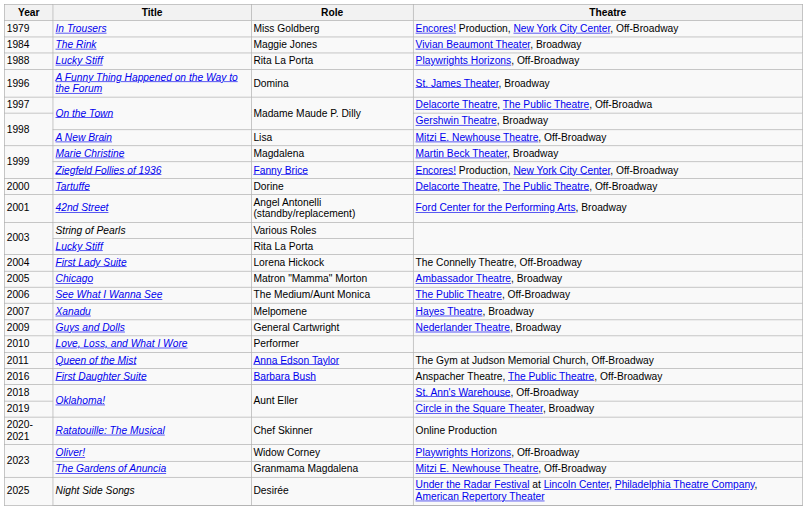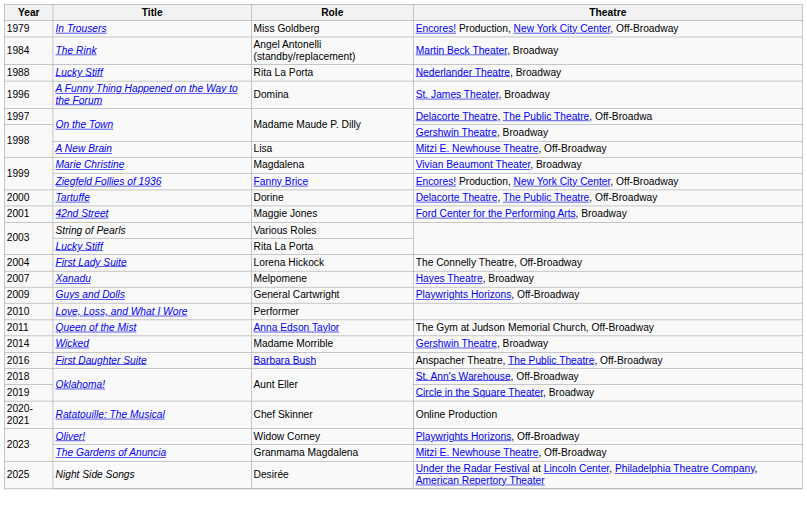(285, 45) Maggie Jones -> (304, 50) Angel Antonelli (standby/replacement)
(499, 45) Vivian Beaumont Theater, Broadway -> (487, 50) Martin Beck Theater, Broadway
(497, 61) Playwrights Horizons, Off-Broadway -> (488, 72) Nederlander Theatre, Broadway
(487, 154) Martin Beck Theater, Broadway -> (499, 165) Vivian Beaumont Theater, Broadway
(304, 208) Angel Antonelli (standby/replacement) -> (285, 214) Maggie Jones
- row: (18, 279)
- row: (18, 295)
(488, 327) Nederlander Theatre, Broadway -> (498, 295) Playwrights Horizons, Off-Broadway
+ row: (18, 344)
